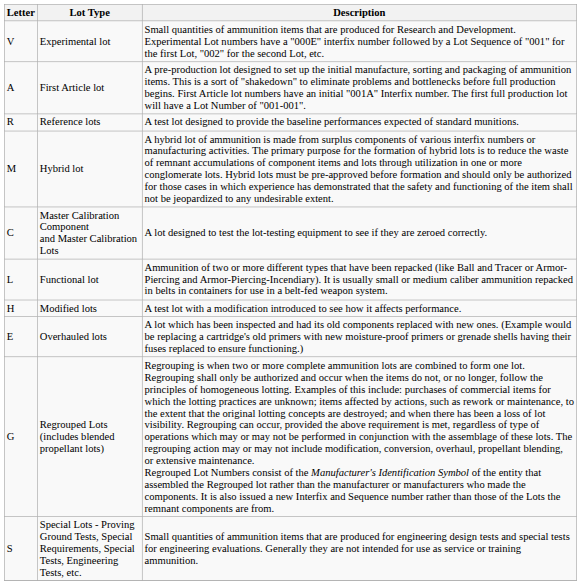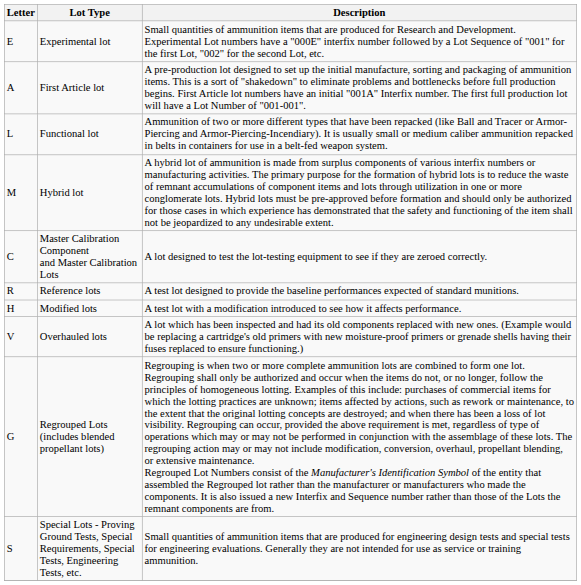(11, 41) V -> (10, 41) E
rows swapped: (69, 279) <-> (70, 122)
(10, 336) E -> (11, 336) V
